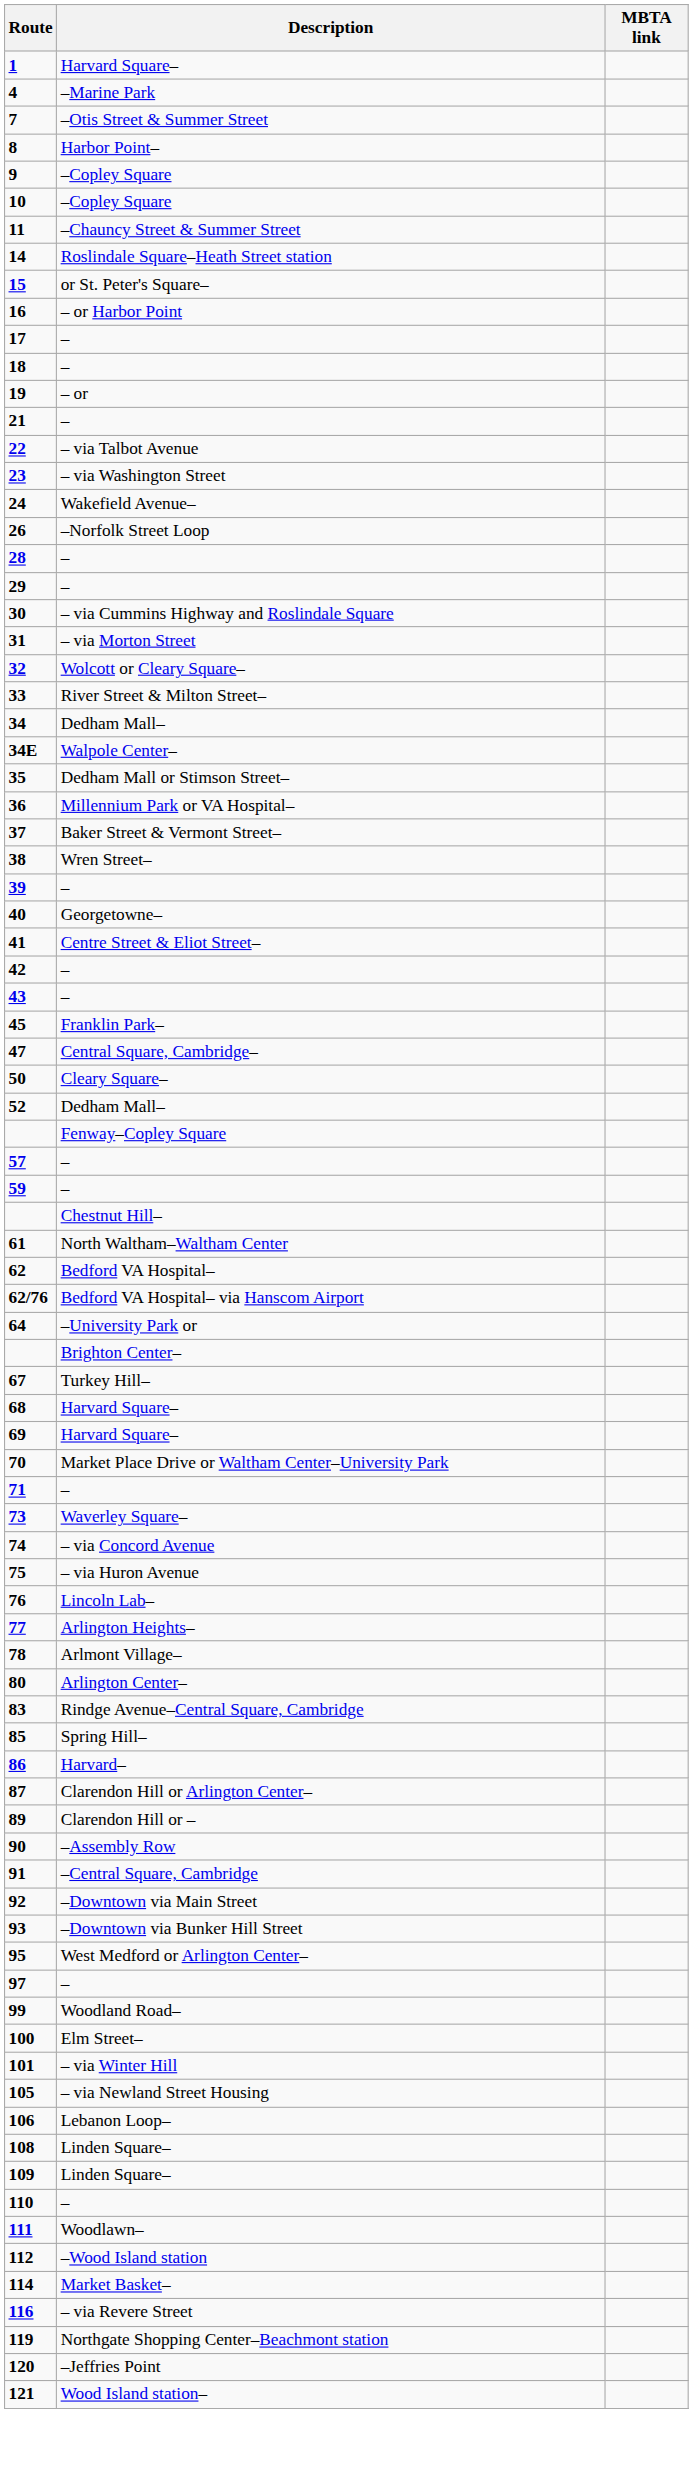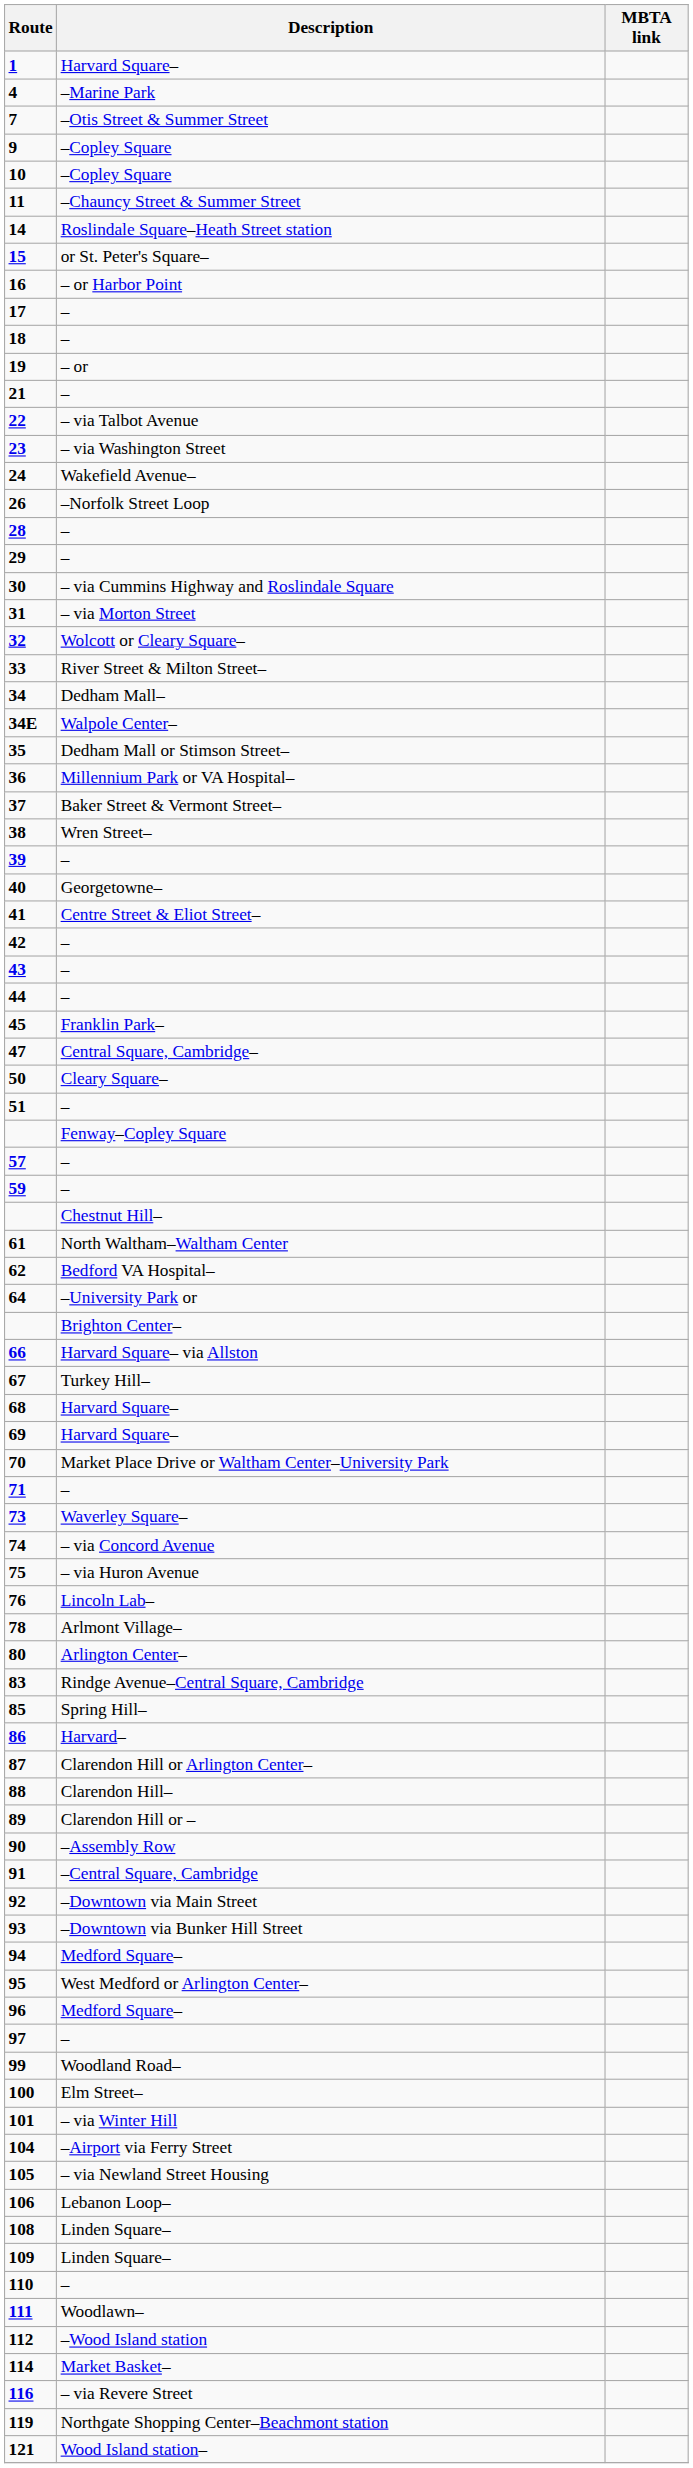- row: (13, 147)
+ row: (17, 996)
+ row: (17, 1106)
- row: (17, 1106)
- row: (28, 1298)
+ row: (17, 1353)
- row: (17, 1627)
+ row: (17, 1791)
+ row: (17, 1955)
+ row: (17, 2010)
+ row: (21, 2147)
- row: (21, 2367)
